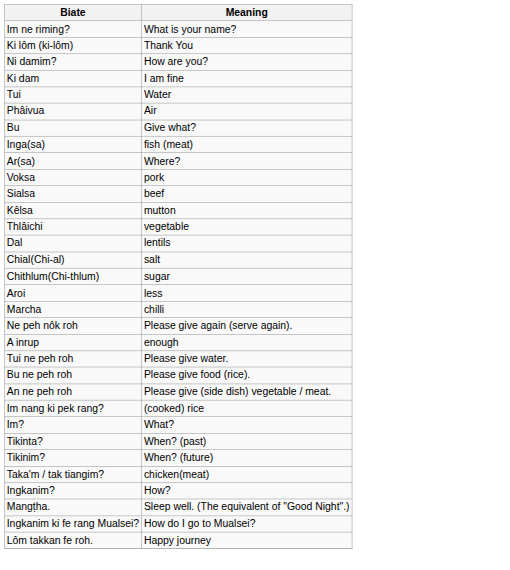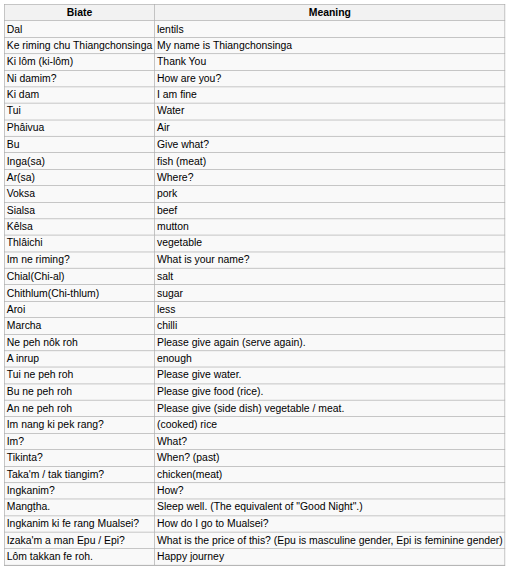rows swapped: (38, 29) <-> (15, 243)
+ row: (79, 45)
- row: (26, 458)
+ row: (66, 540)
